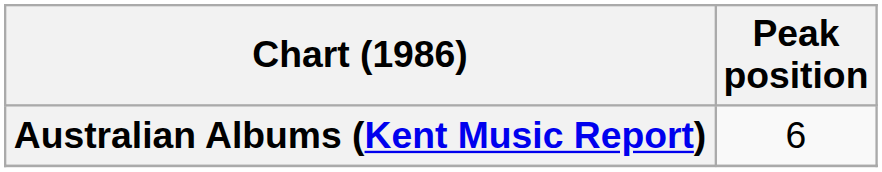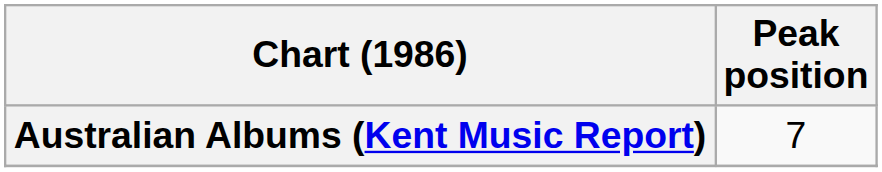(796, 135) 6 -> (796, 135) 7
